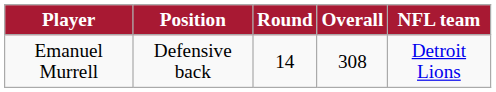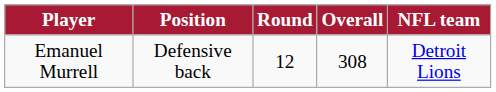(285, 60) 14 -> (285, 60) 12
